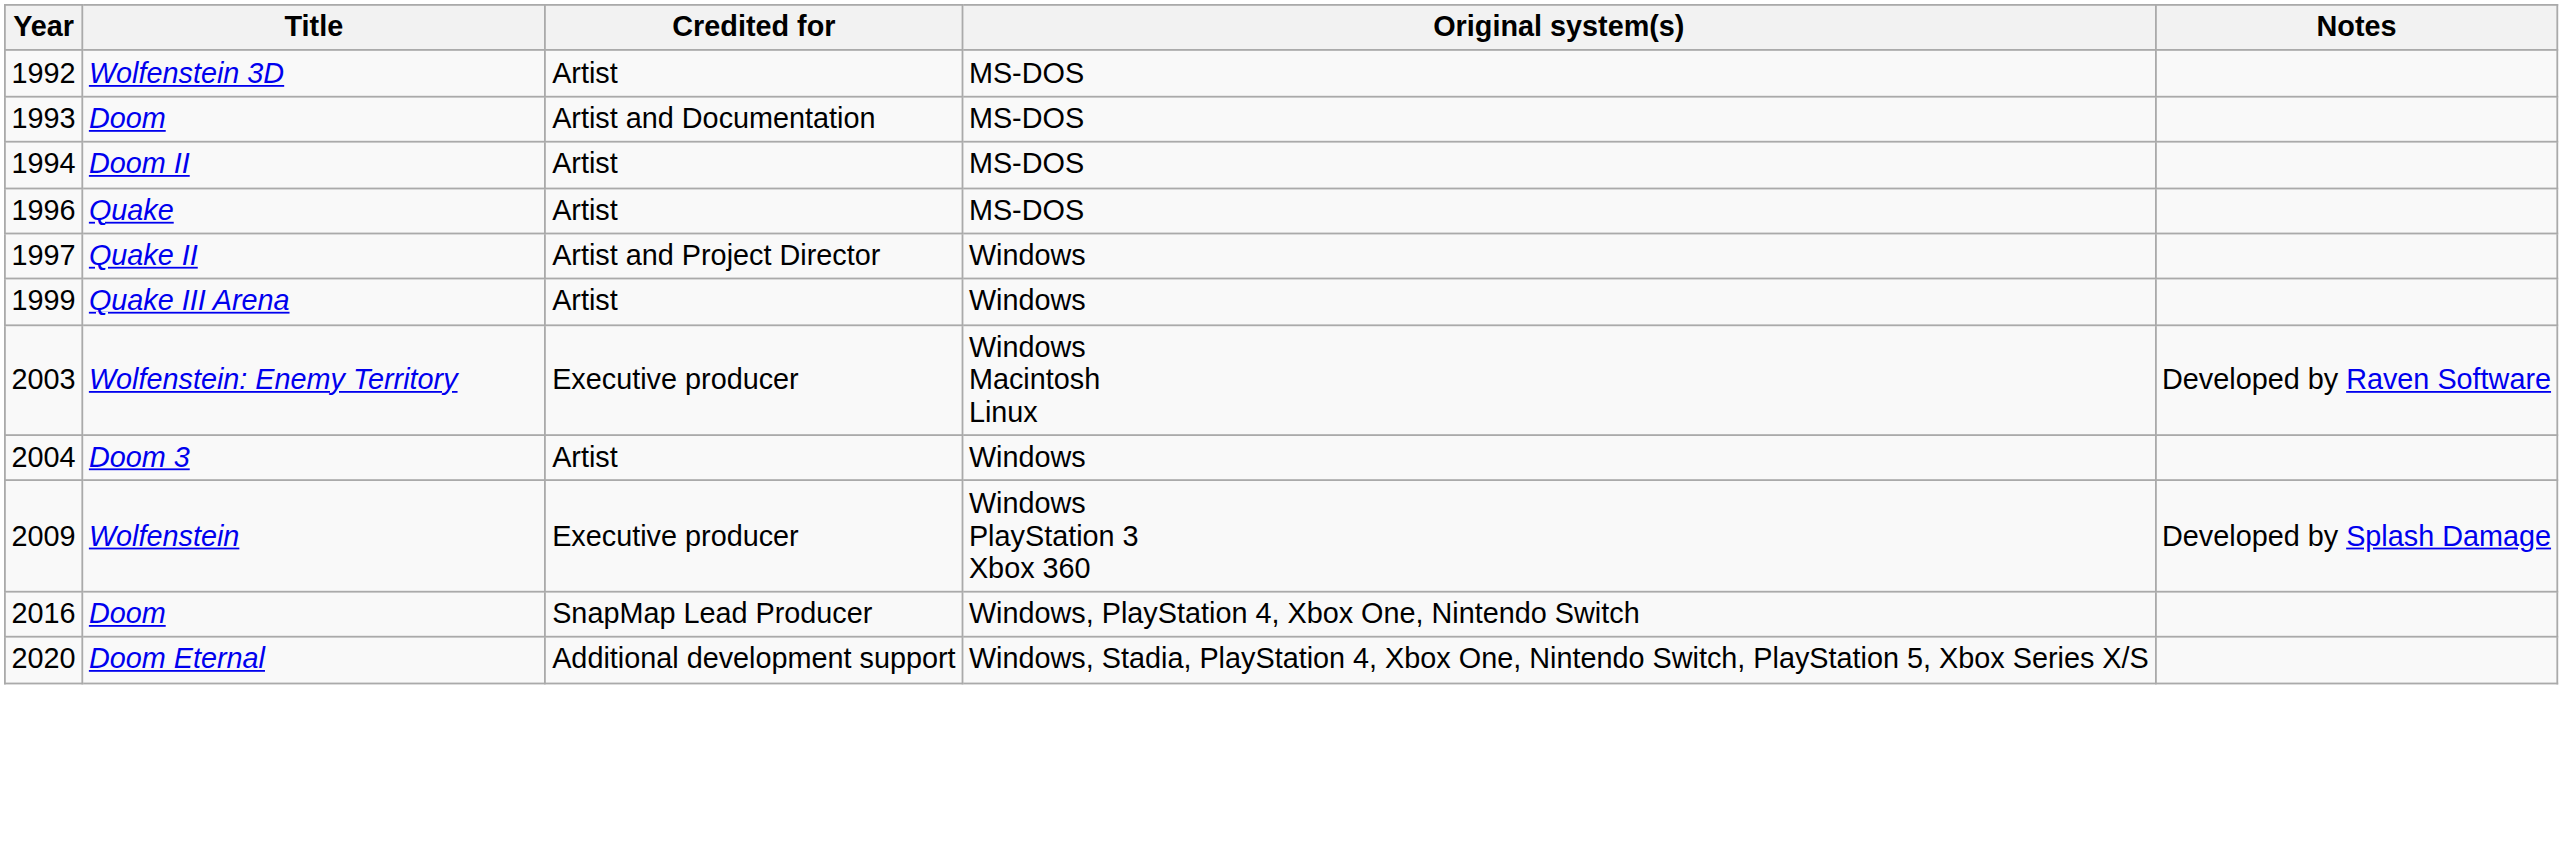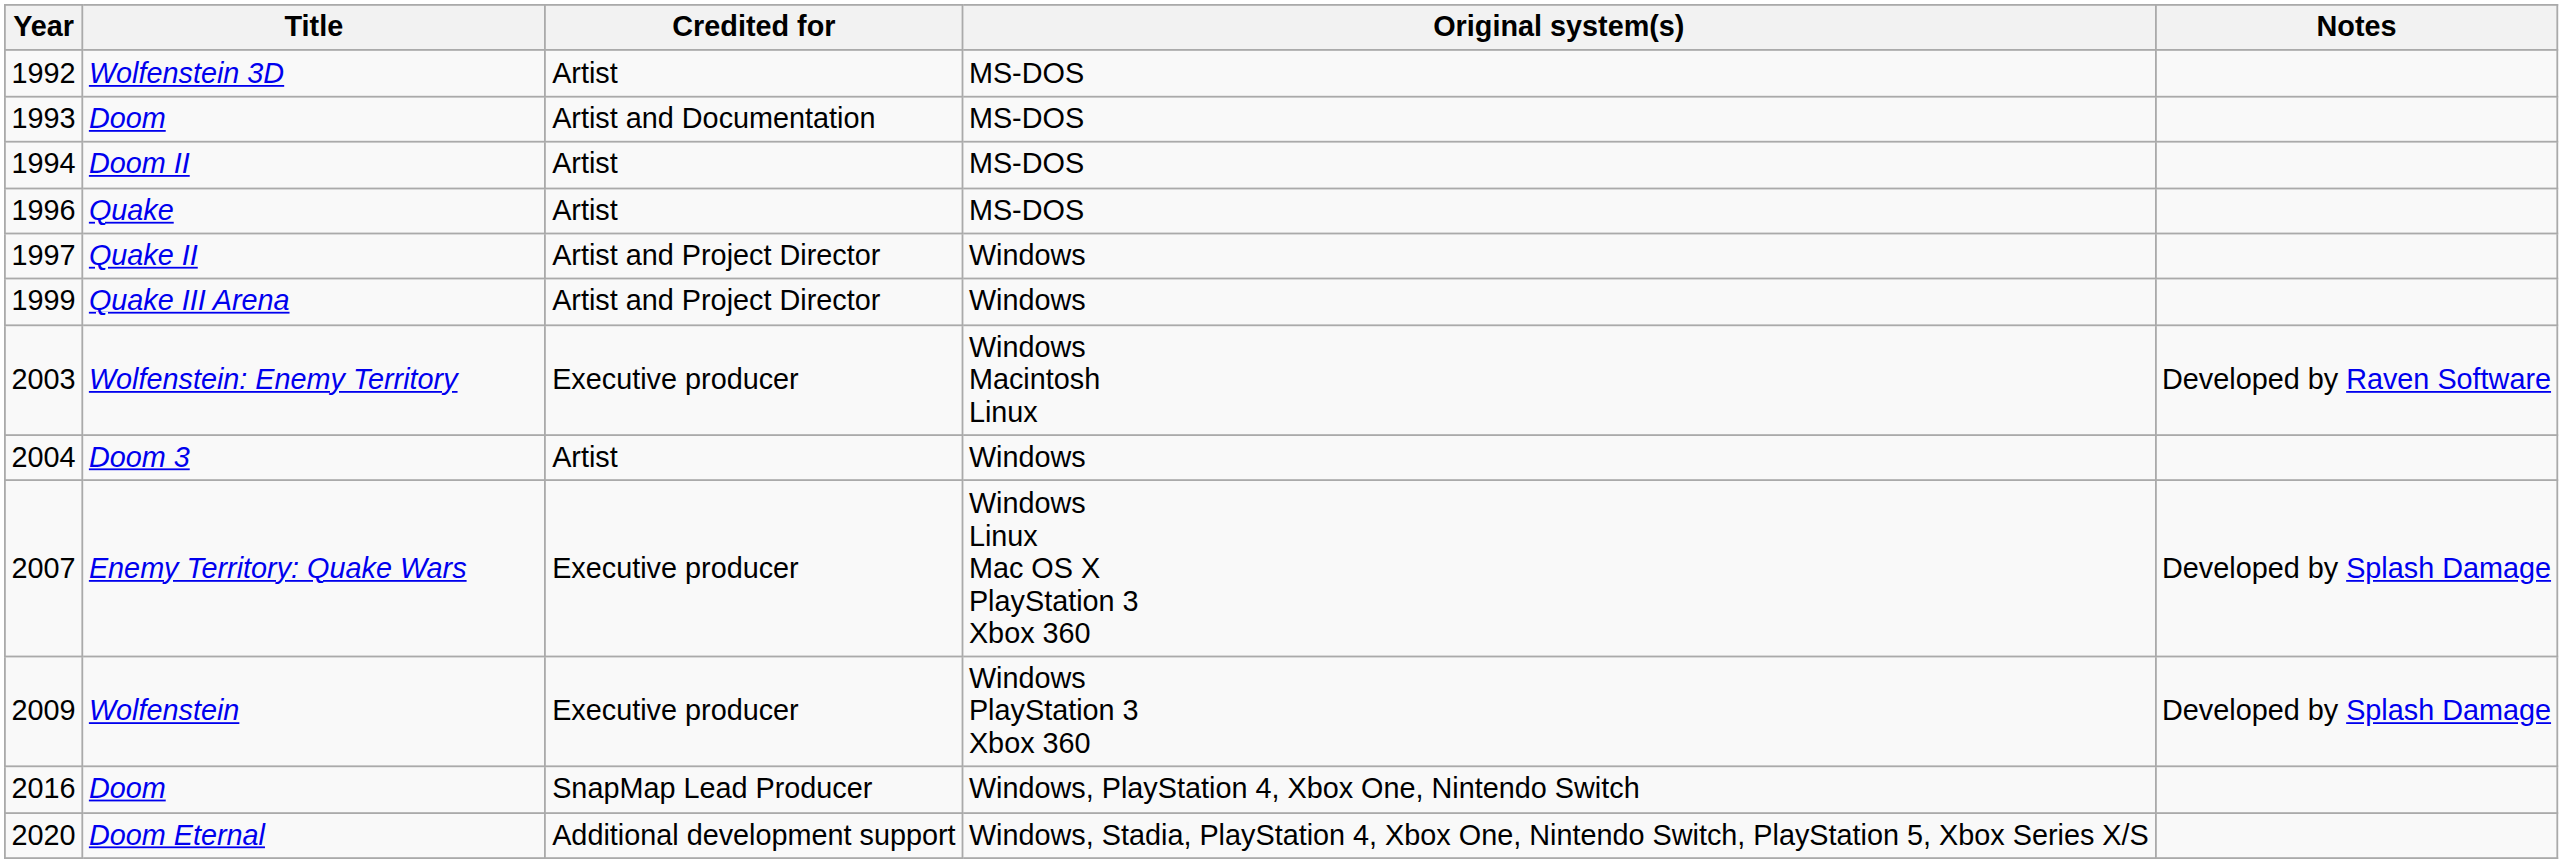(585, 301) Artist -> (716, 301) Artist and Project Director
+ row: (44, 568)
